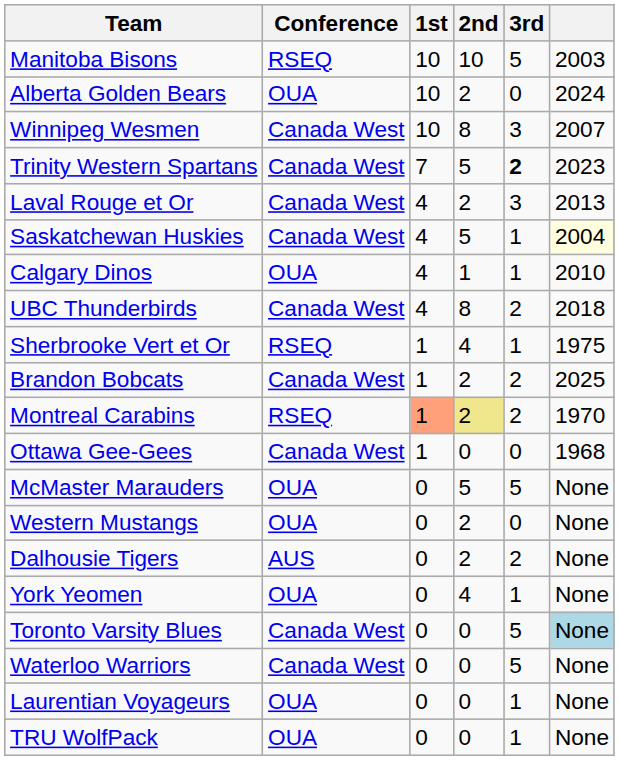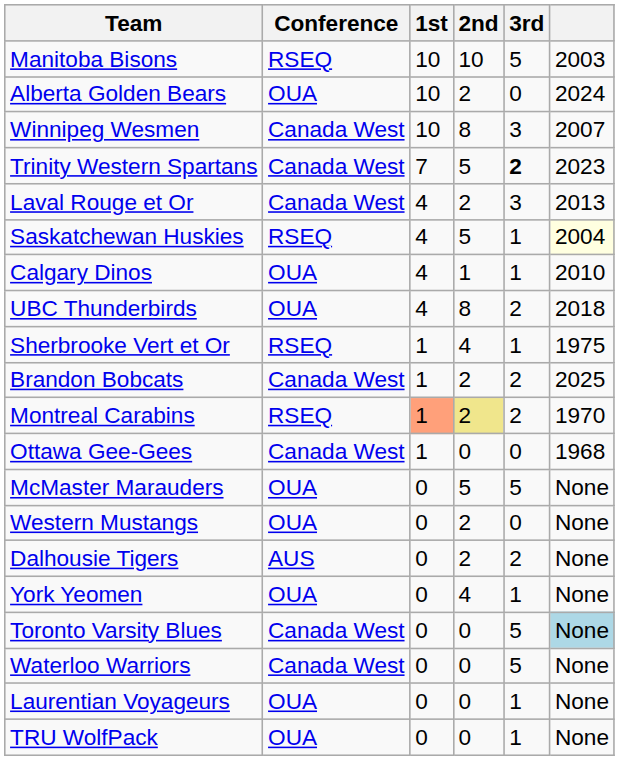(336, 237) Canada West -> (300, 237) RSEQ
(336, 309) Canada West -> (293, 309) OUA
